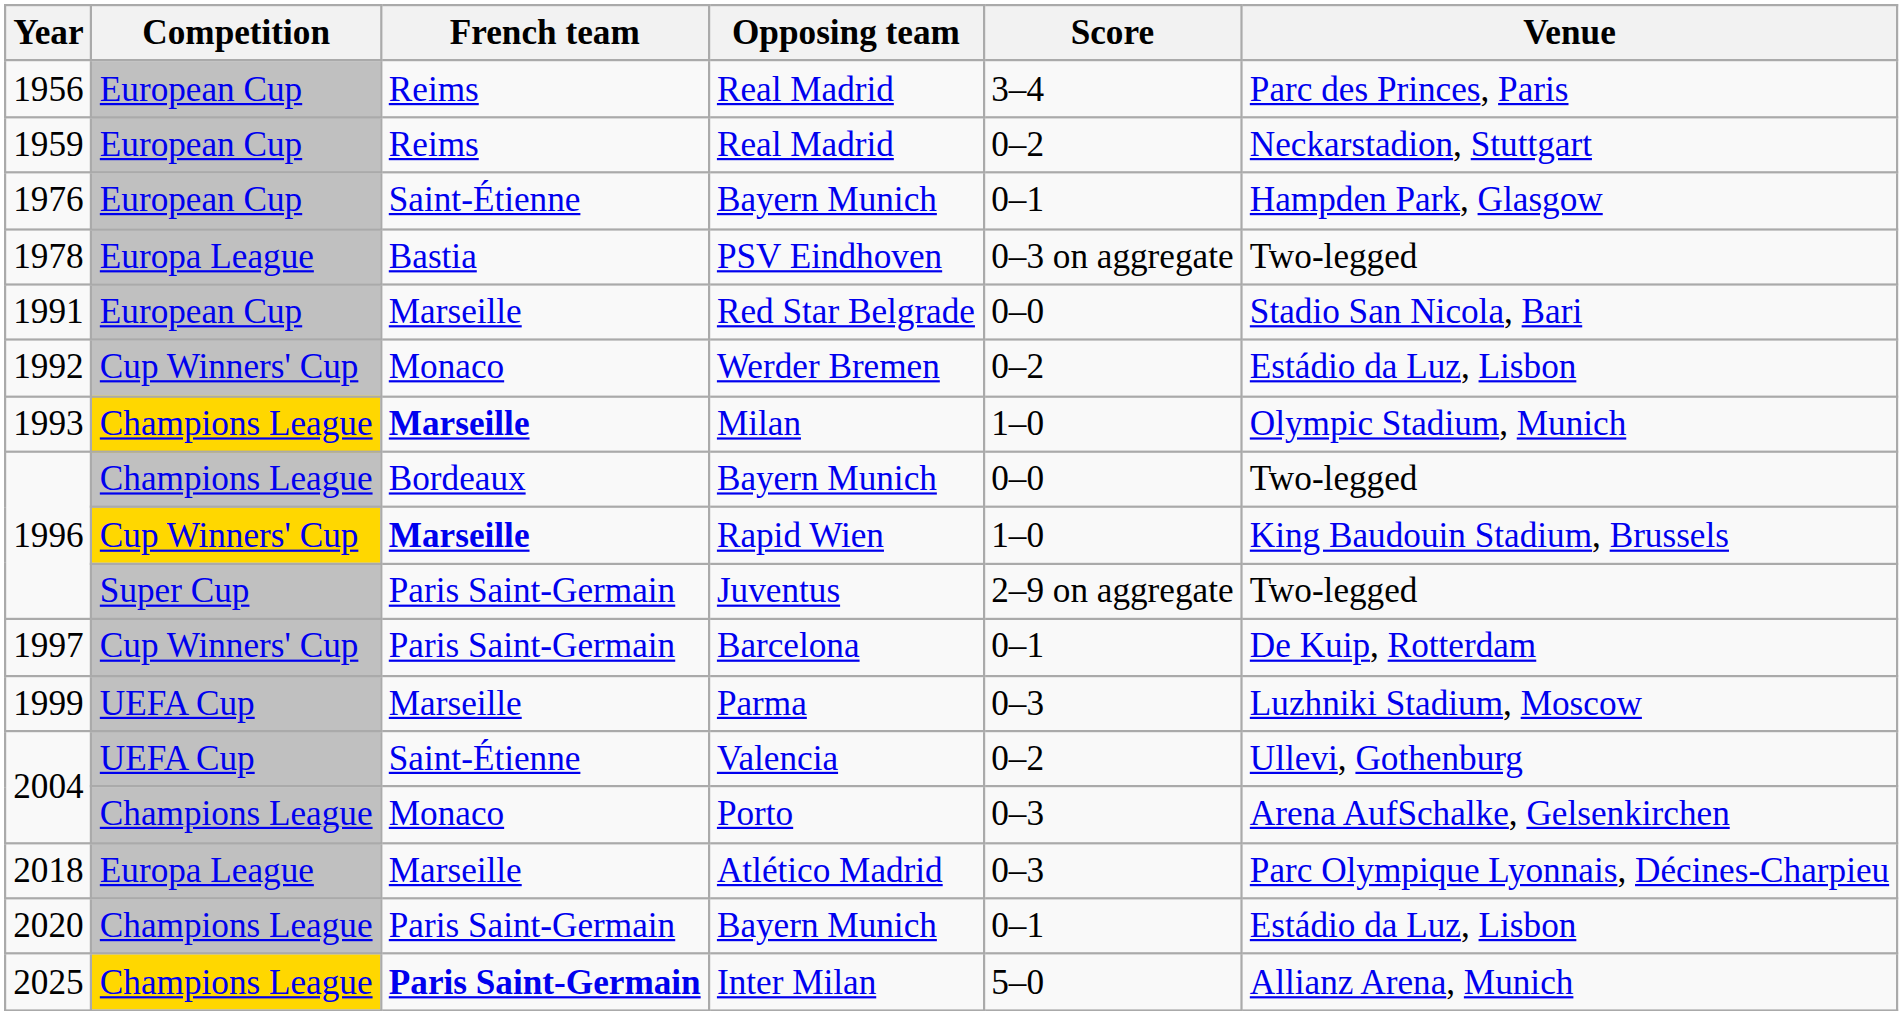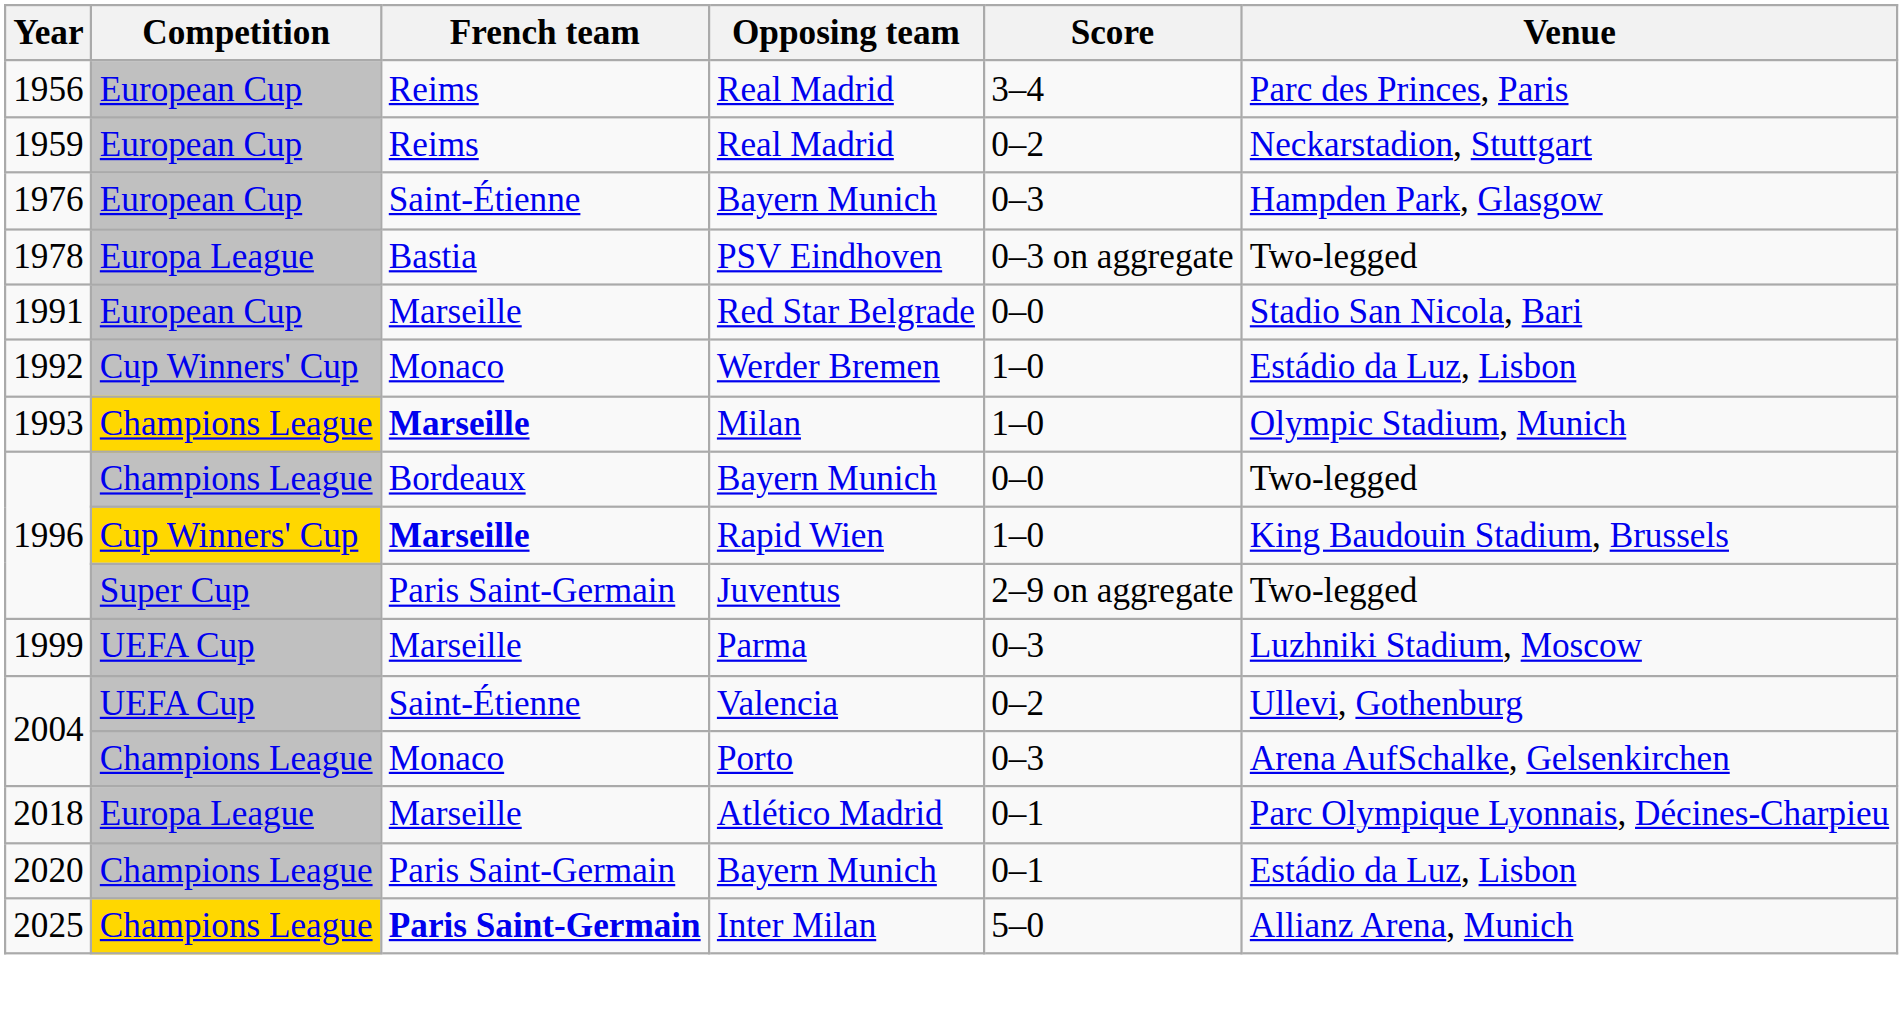(1018, 199) 0–1 -> (1018, 199) 0–3
(1018, 367) 0–2 -> (1018, 367) 1–0
- row: (48, 646)
(1018, 869) 0–3 -> (1018, 813) 0–1
